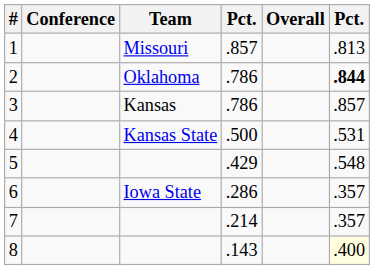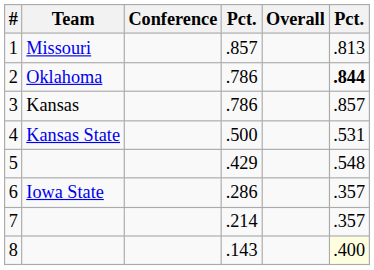columns swapped: (170, 18) <-> (71, 18)
